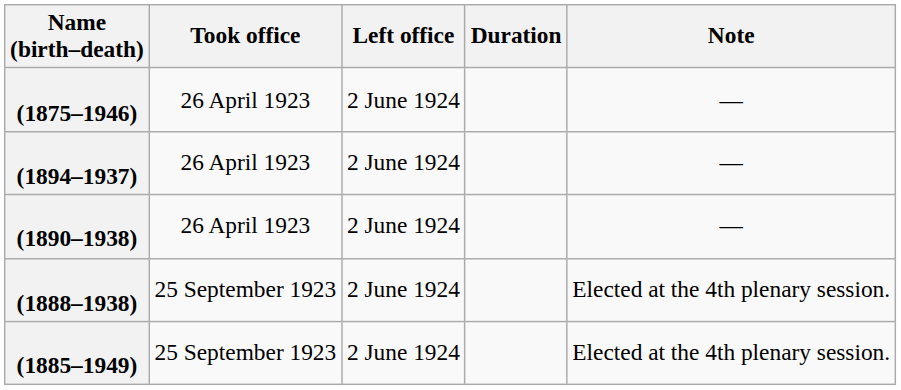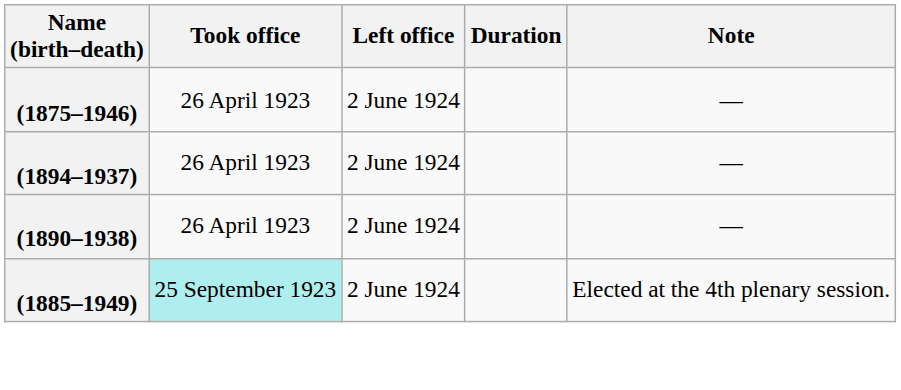- row: (77, 302)
(245, 352) no background -> (245, 289) paleturquoise background
